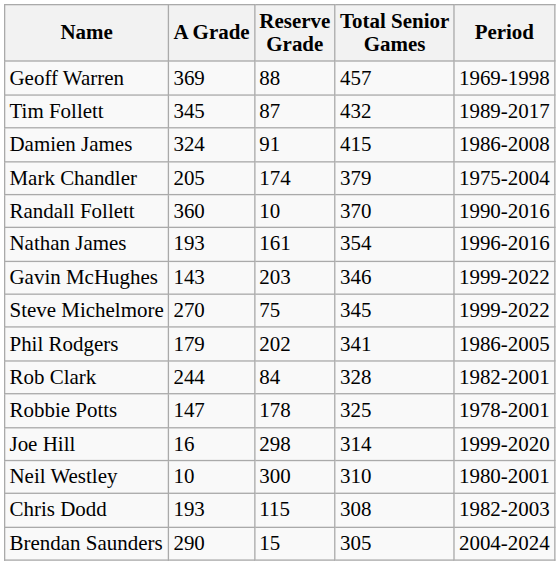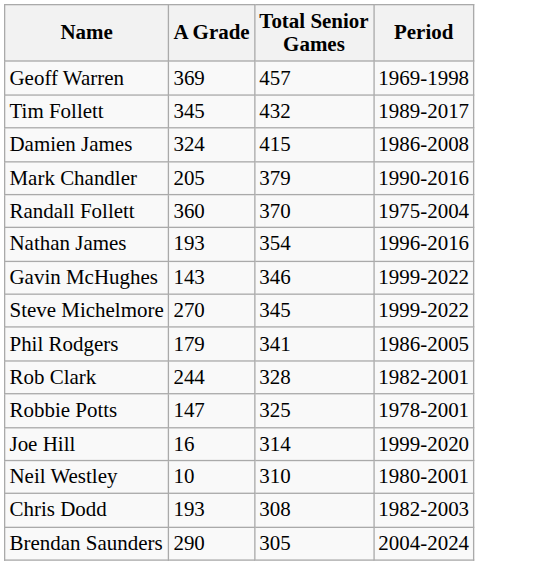- column: (295, 32)
(504, 177) 1975-2004 -> (424, 177) 1990-2016
(504, 210) 1990-2016 -> (424, 210) 1975-2004
